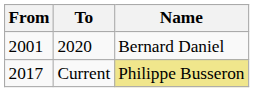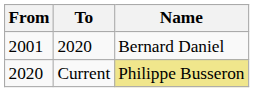(26, 73) 2017 -> (26, 73) 2020
